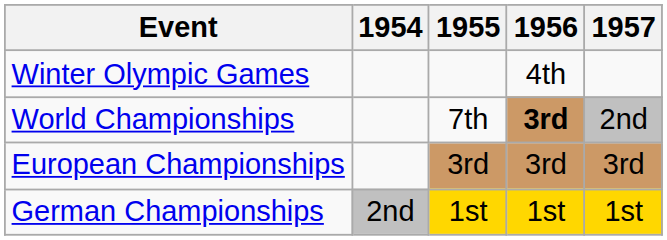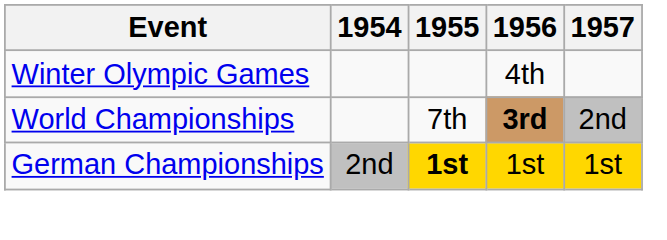- row: (178, 165)
(468, 211) normal -> (447, 165) bold
